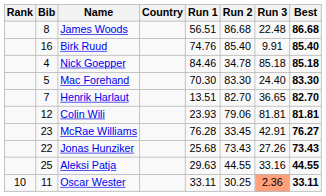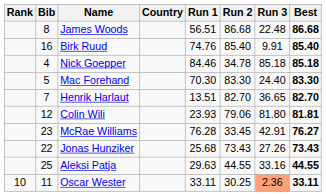(272, 115) 81.81 -> (272, 115) 81.80
